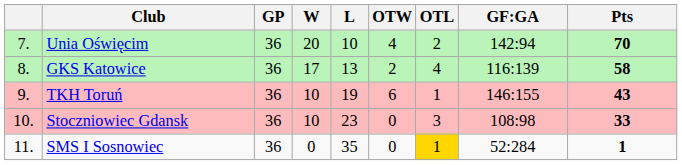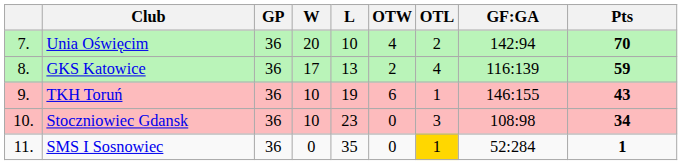(622, 69) 58 -> (622, 69) 59
(622, 120) 33 -> (622, 120) 34
